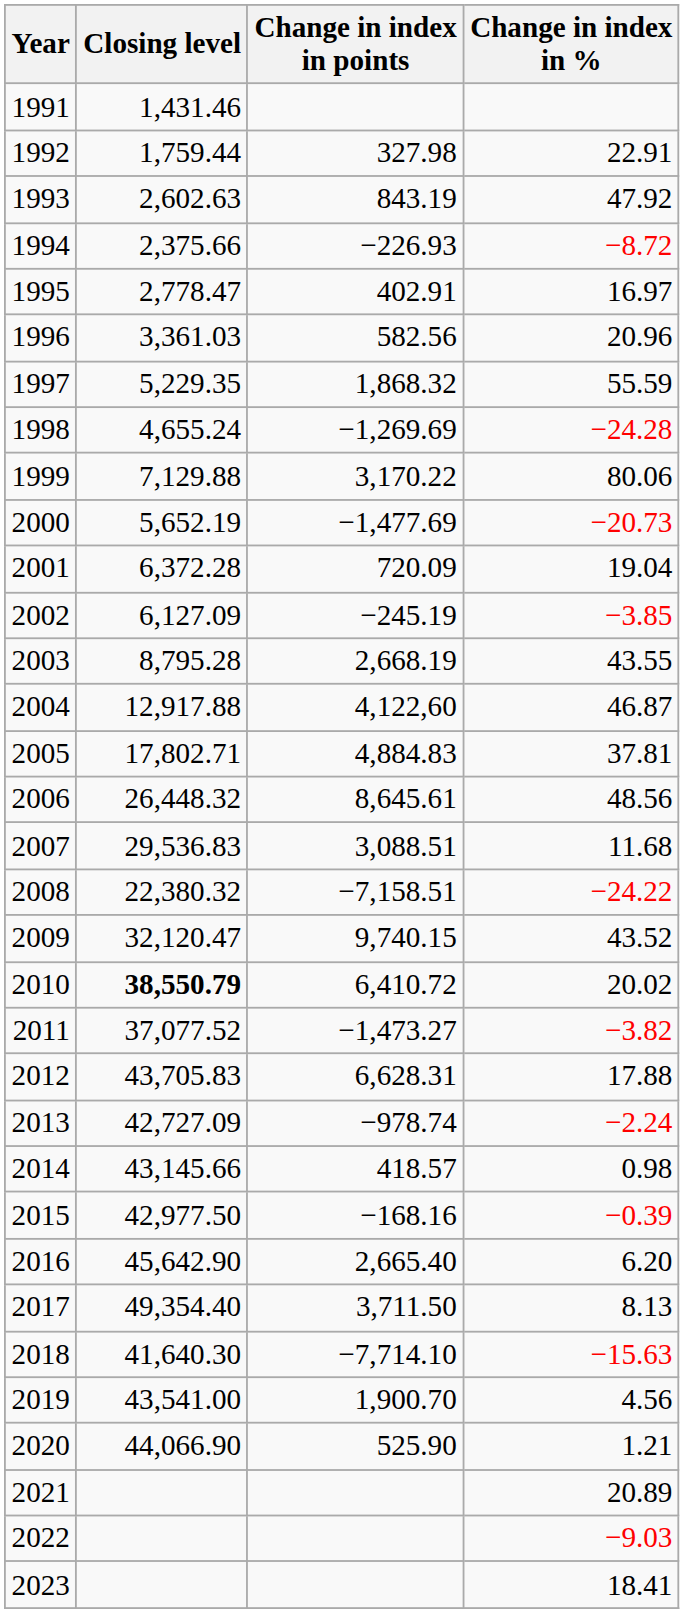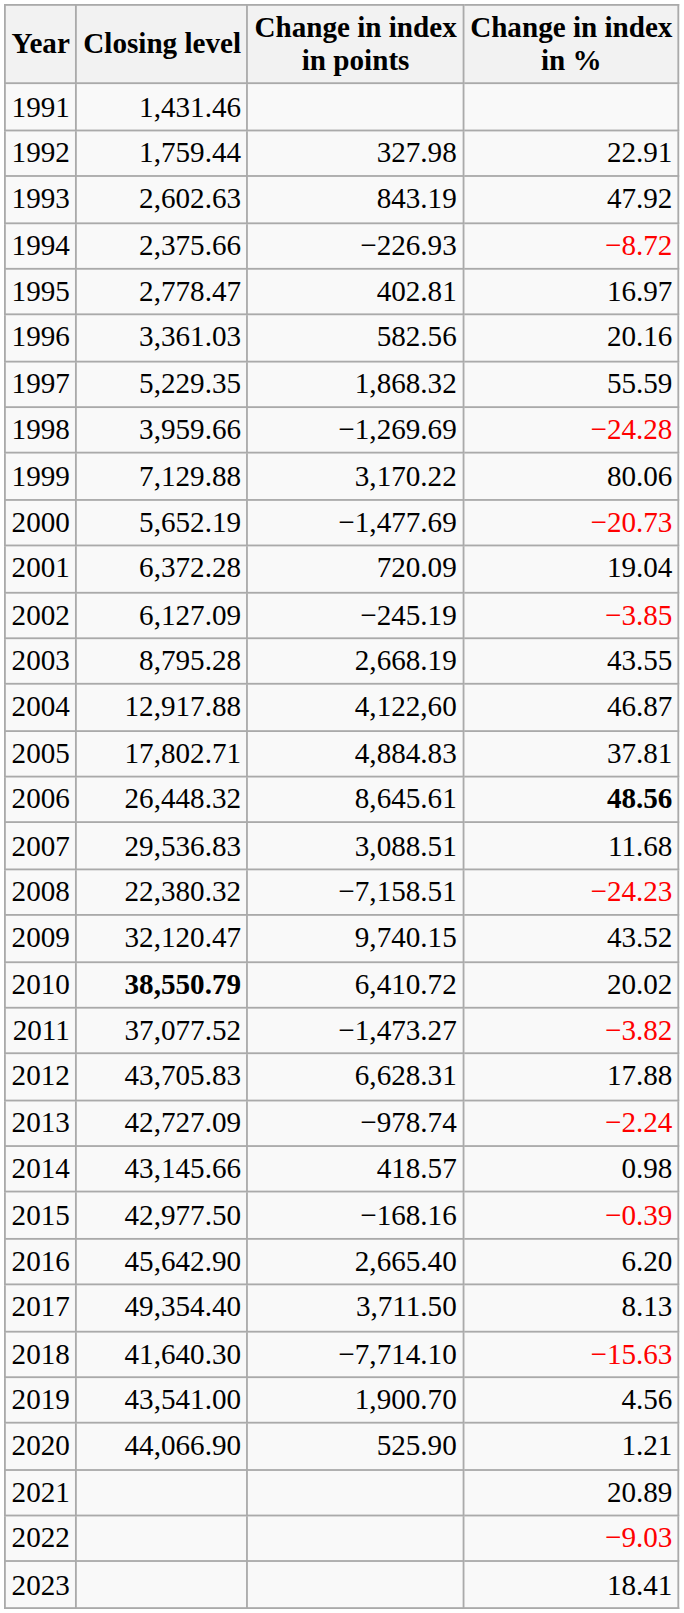(417, 291) 402.91 -> (417, 291) 402.81
(640, 337) 20.96 -> (640, 337) 20.16
(190, 429) 4,655.24 -> (190, 429) 3,959.66
(640, 799) normal -> (640, 799) bold
(631, 891) −24.22 -> (631, 891) −24.23
